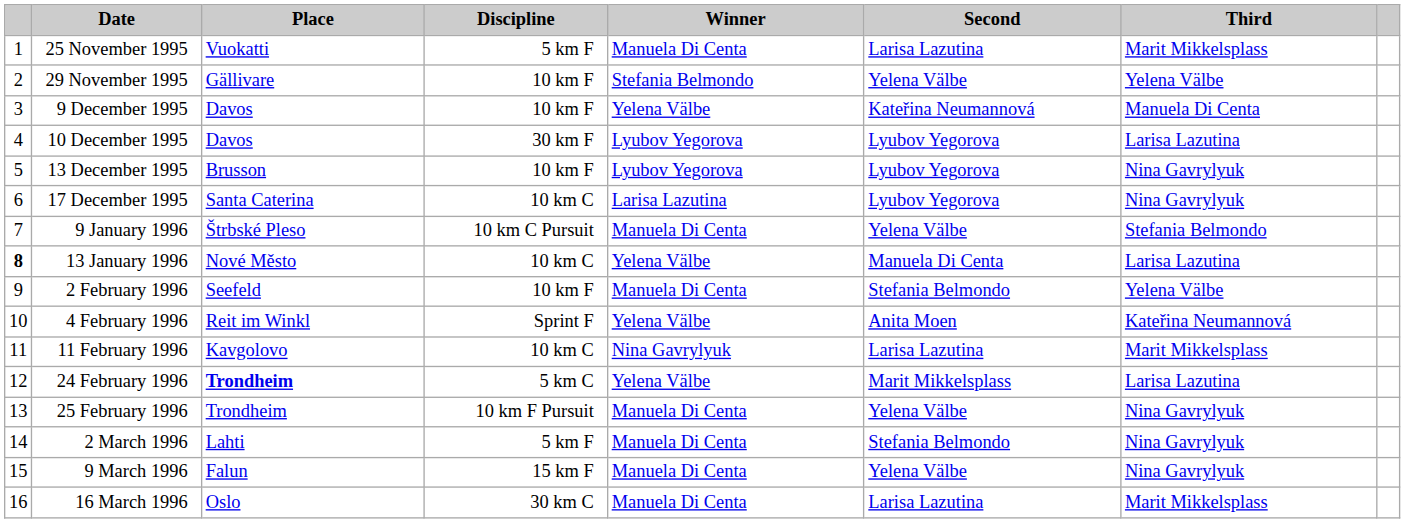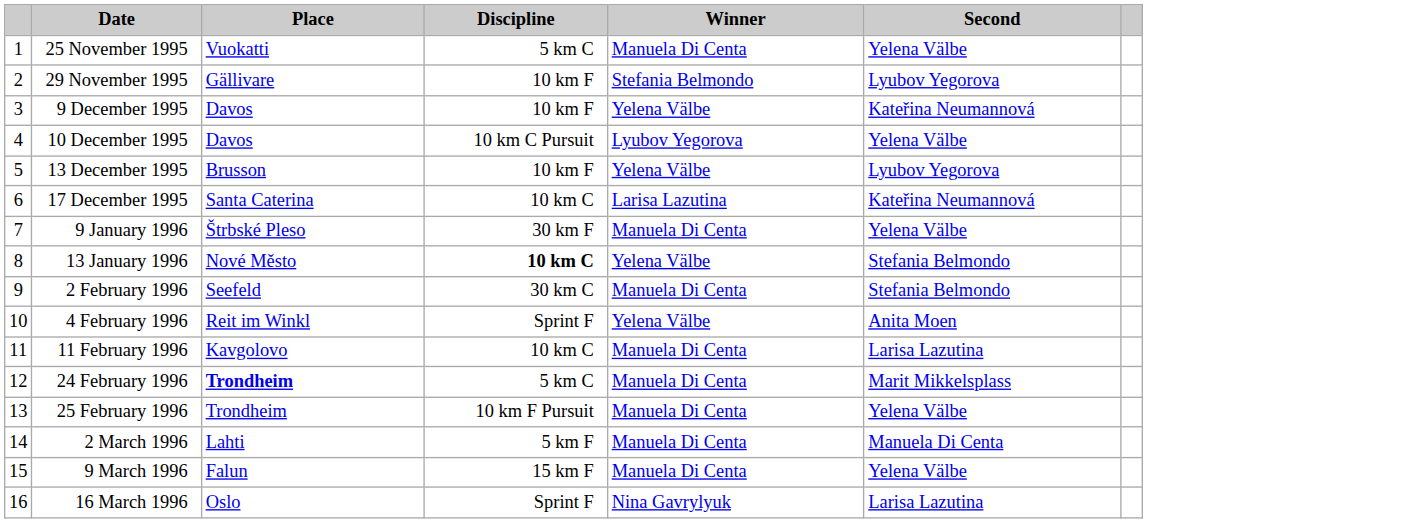- column: (1249, 19)
(572, 49) 5 km F -> (571, 49) 5 km C
(926, 49) Larisa Lazutina -> (918, 49) Yelena Välbe
(918, 79) Yelena Välbe -> (934, 79) Lyubov Yegorova
(568, 139) 30 km F -> (538, 139) 10 km C Pursuit
(934, 139) Lyubov Yegorova -> (918, 139) Yelena Välbe
(677, 170) Lyubov Yegorova -> (661, 170) Yelena Välbe
(934, 200) Lyubov Yegorova -> (951, 200) Kateřina Neumannová
(538, 230) 10 km C Pursuit -> (568, 230) 30 km F
(18, 260) bold -> (18, 260) normal
(567, 260) normal -> (565, 260) bold
(936, 260) Manuela Di Centa -> (939, 260) Stefania Belmondo
(568, 290) 10 km F -> (567, 290) 30 km C
(671, 350) Nina Gavrylyuk -> (679, 350) Manuela Di Centa
(661, 381) Yelena Välbe -> (679, 381) Manuela Di Centa
(939, 441) Stefania Belmondo -> (936, 441) Manuela Di Centa
(567, 501) 30 km C -> (568, 501) Sprint F
(679, 501) Manuela Di Centa -> (671, 501) Nina Gavrylyuk
